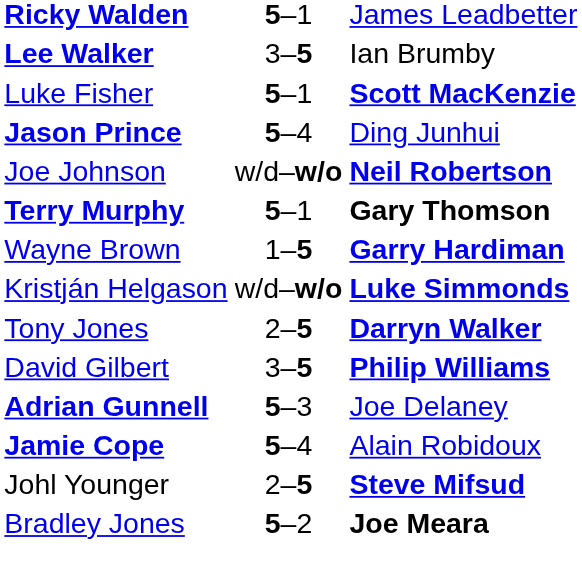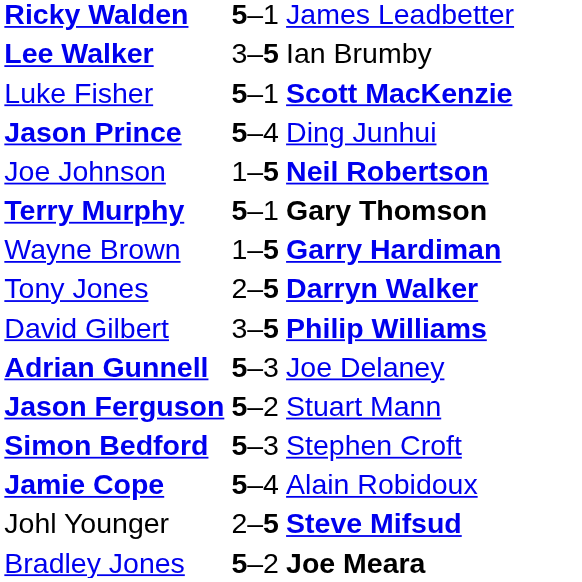(289, 171) w/d–w/o -> (255, 171) 1–5
- row: (116, 289)
+ row: (114, 406)
+ row: (106, 445)
